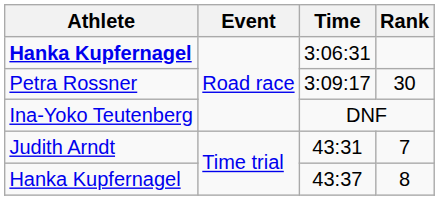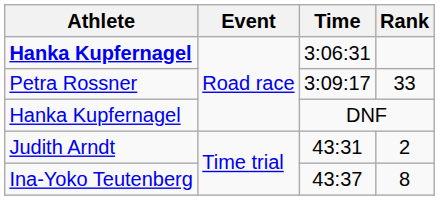(405, 84) 30 -> (405, 84) 33
(101, 116) Ina-Yoko Teutenberg -> (95, 116) Hanka Kupfernagel
(405, 147) 7 -> (405, 147) 2
(95, 179) Hanka Kupfernagel -> (101, 179) Ina-Yoko Teutenberg
